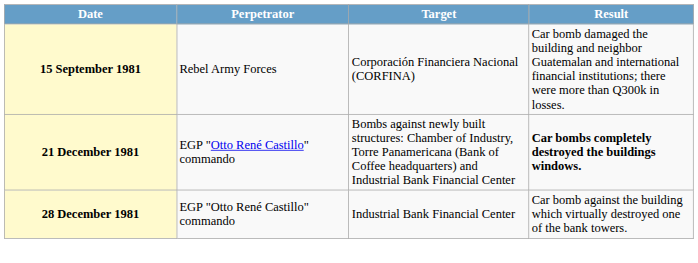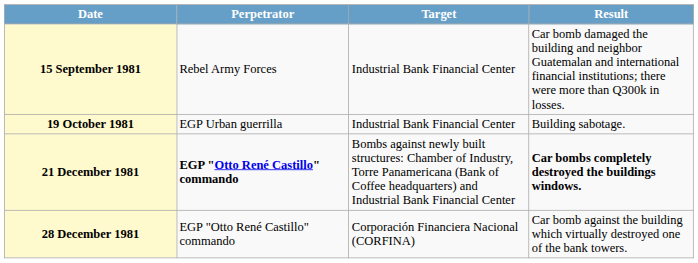(435, 69) Corporación Financiera Nacional (CORFINA) -> (433, 69) Industrial Bank Financial Center
+ row: (90, 124)
(244, 152) normal -> (250, 172) bold
(433, 214) Industrial Bank Financial Center -> (435, 233) Corporación Financiera Nacional (CORFINA)
